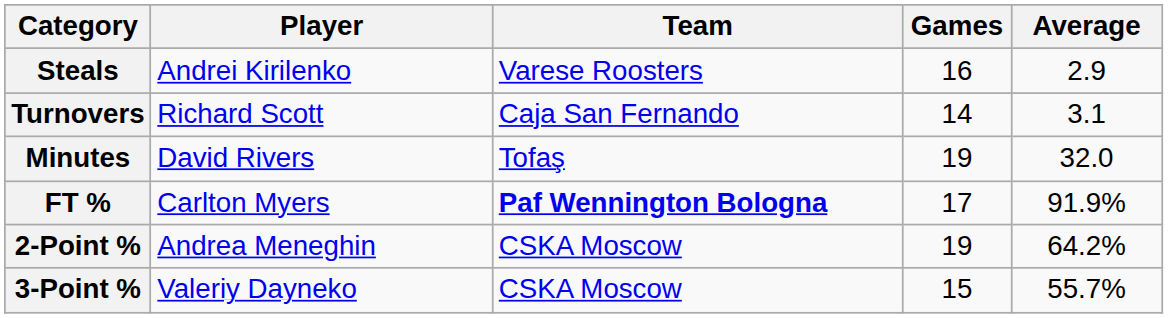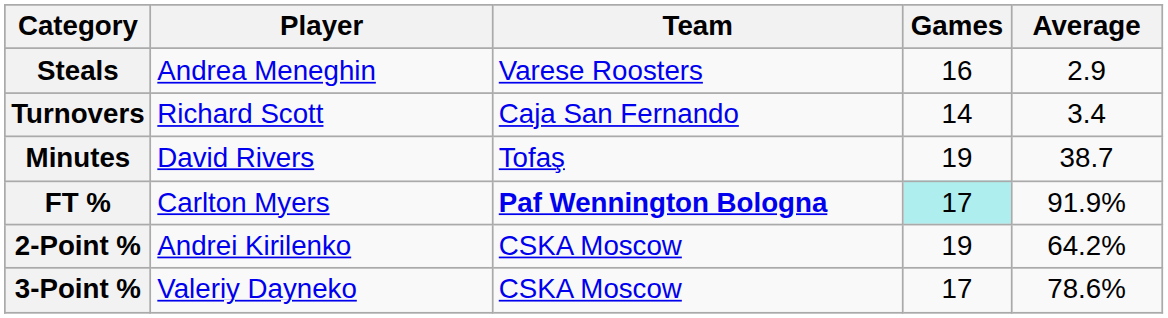(254, 70) Andrei Kirilenko -> (267, 70) Andrea Meneghin
(1087, 114) 3.1 -> (1087, 114) 3.4
(1087, 158) 32.0 -> (1087, 158) 38.7
(957, 202) no background -> (957, 202) paleturquoise background
(267, 245) Andrea Meneghin -> (254, 245) Andrei Kirilenko
(957, 289) 15 -> (957, 289) 17
(1087, 289) 55.7% -> (1087, 289) 78.6%
